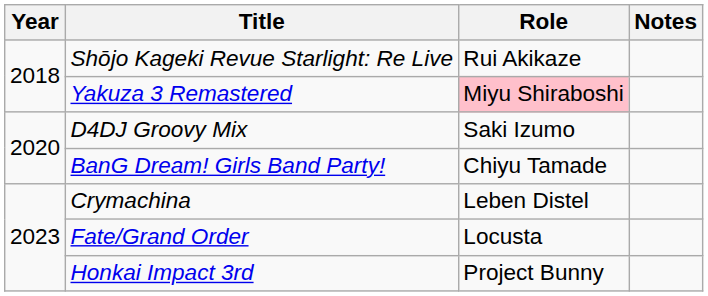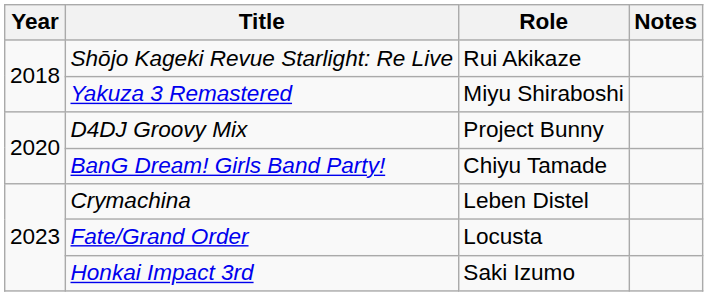(544, 93) pink background -> (544, 93) no background
(519, 129) Saki Izumo -> (534, 129) Project Bunny
(534, 272) Project Bunny -> (519, 272) Saki Izumo
